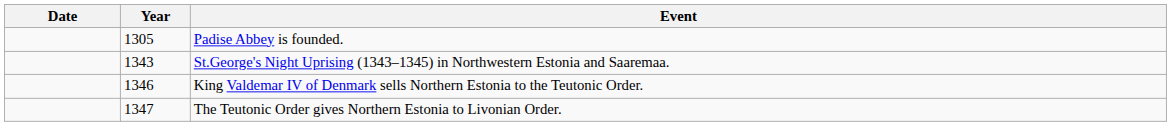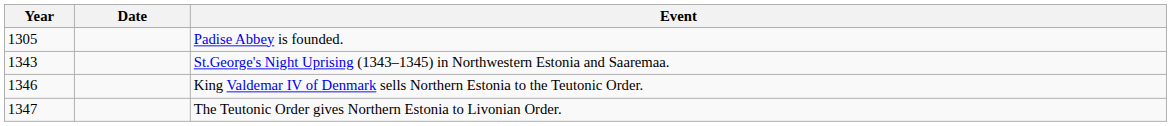columns swapped: (156, 16) <-> (63, 16)
